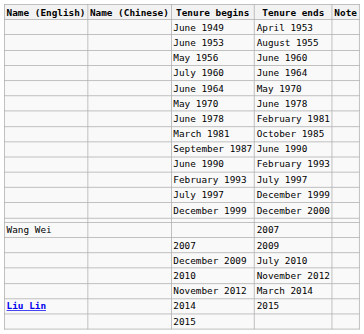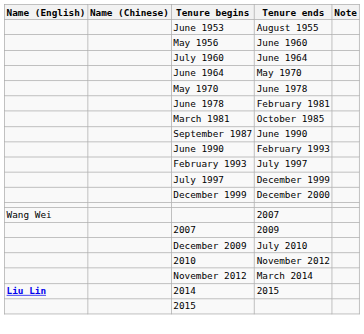- row: (199, 27)
